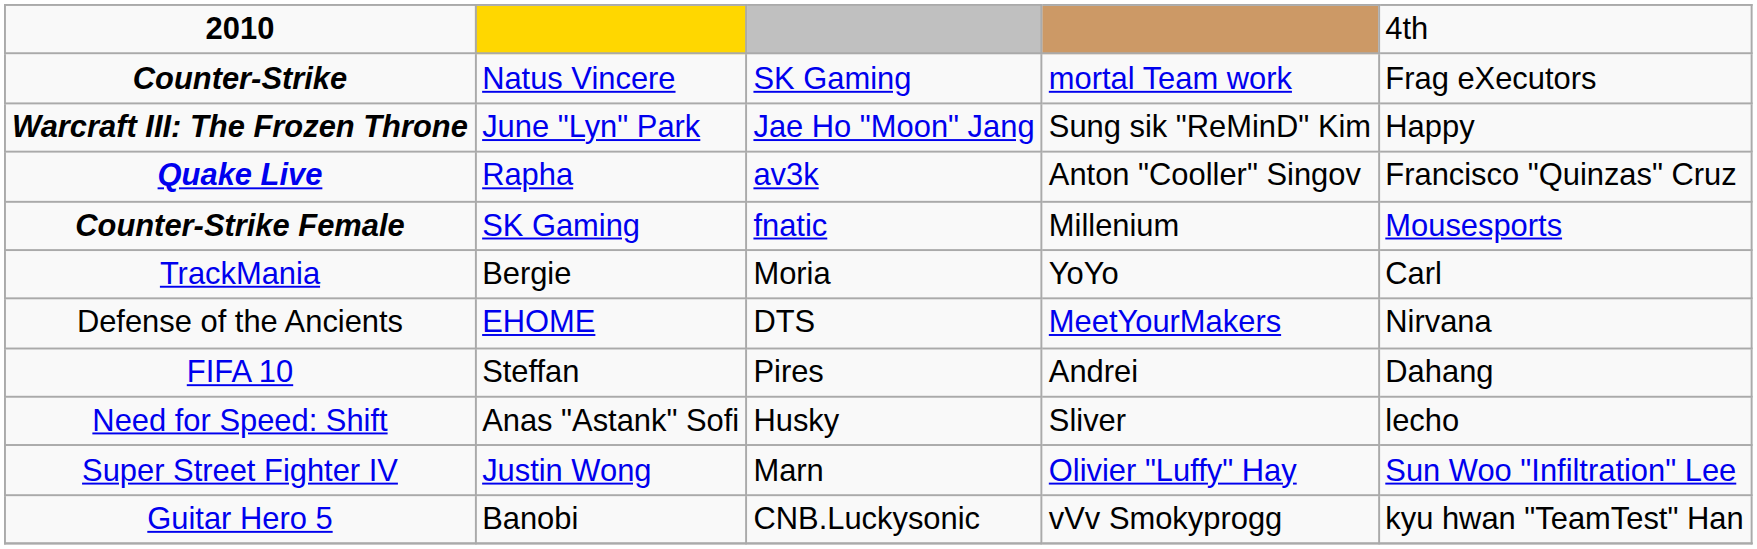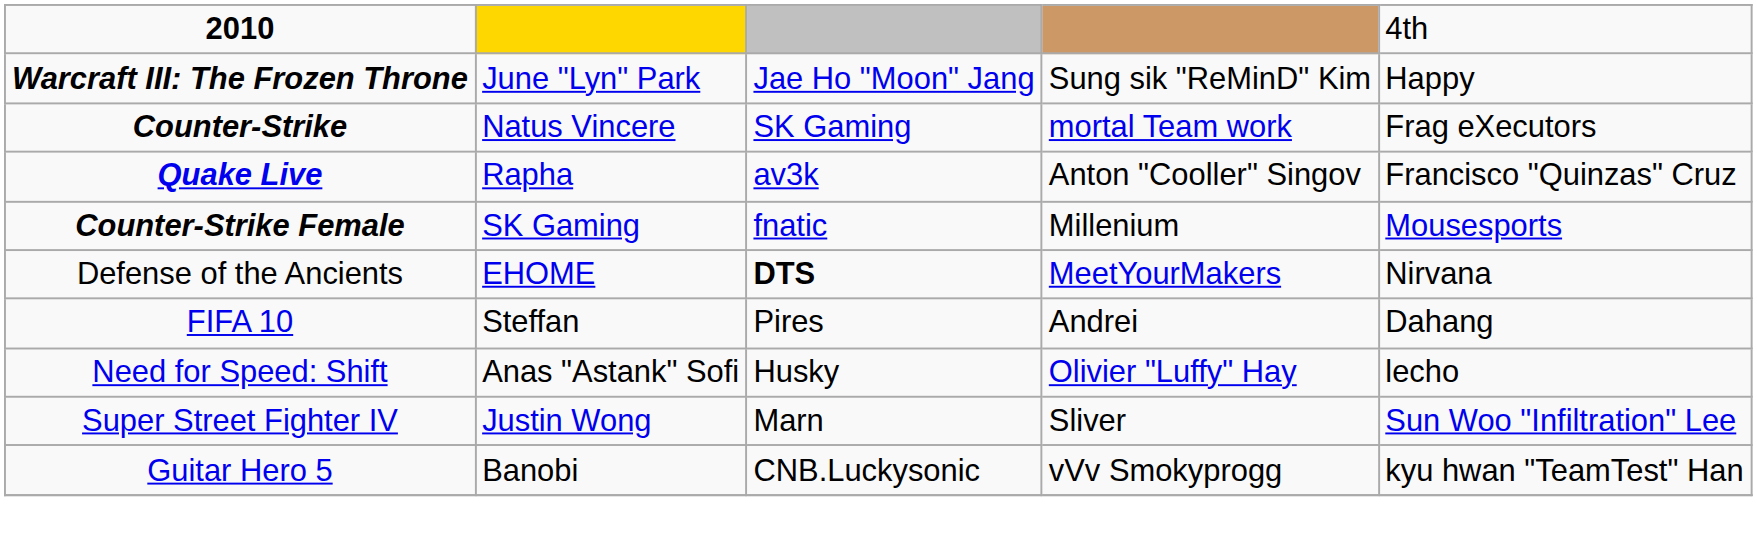rows swapped: (240, 77) <-> (240, 126)
- row: (240, 273)
(784, 322) normal -> (784, 273) bold
(1087, 420) Sliver -> (1173, 371) Olivier "Luffy" Hay
(1173, 469) Olivier "Luffy" Hay -> (1087, 420) Sliver
